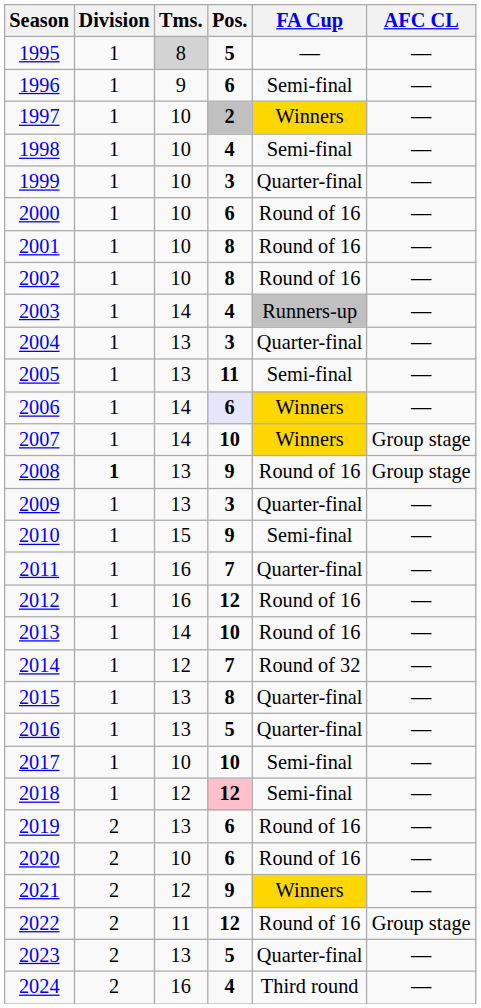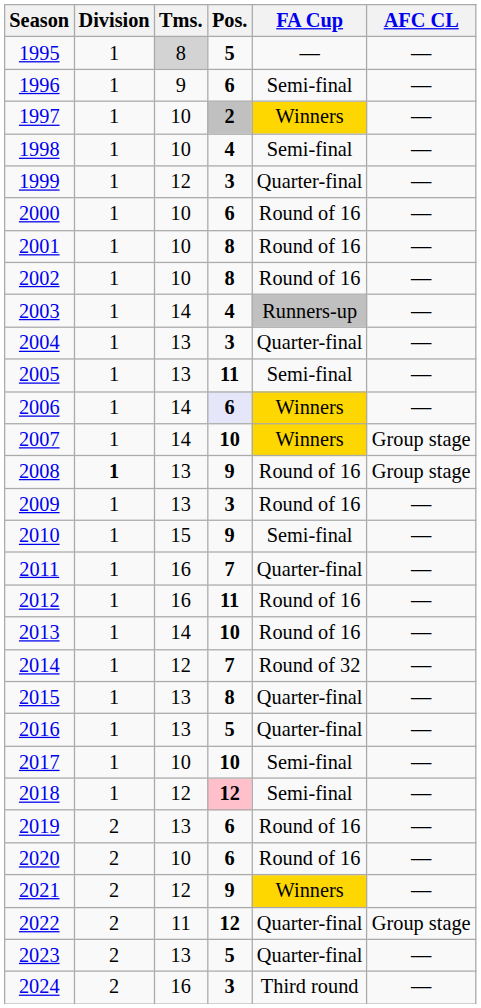(181, 181) 10 -> (181, 181) 12
(310, 504) Quarter-final -> (310, 504) Round of 16
(230, 600) 12 -> (230, 600) 11
(310, 922) Round of 16 -> (310, 922) Quarter-final
(230, 987) 4 -> (230, 987) 3
